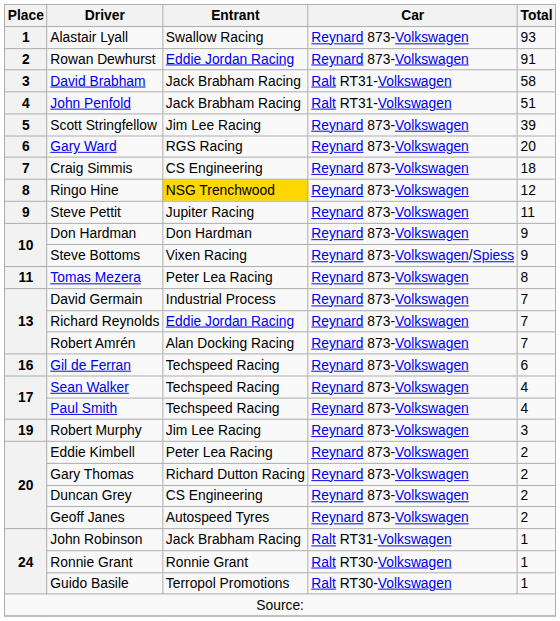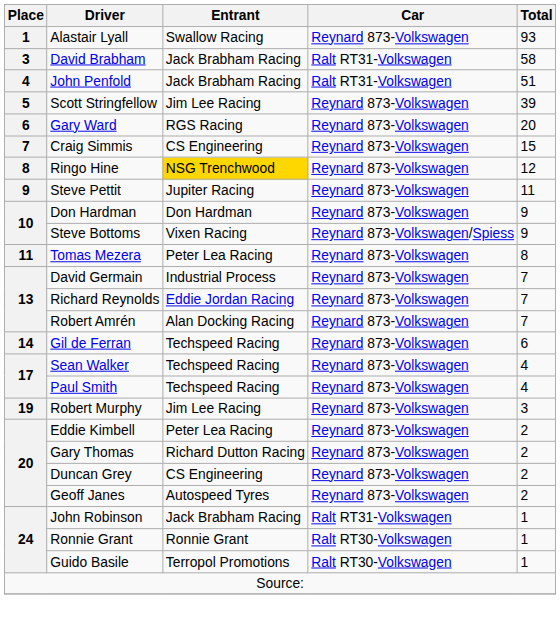- row: (103, 59)
(528, 169) 18 -> (528, 147) 15
(26, 365) 16 -> (26, 343) 14
